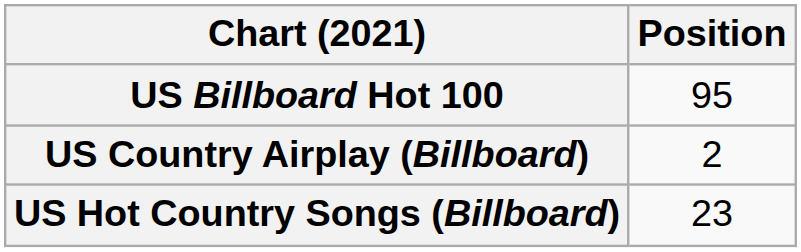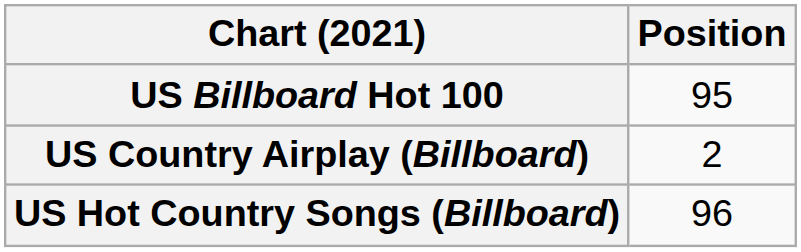(712, 214) 23 -> (712, 214) 96
